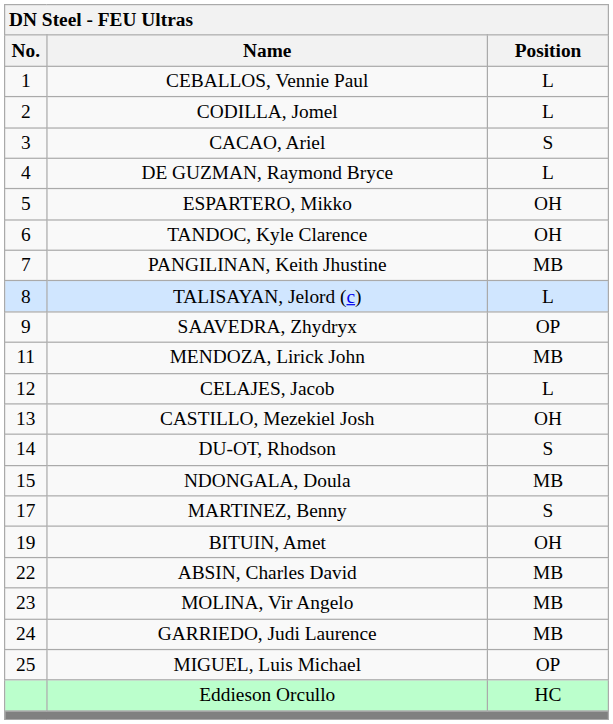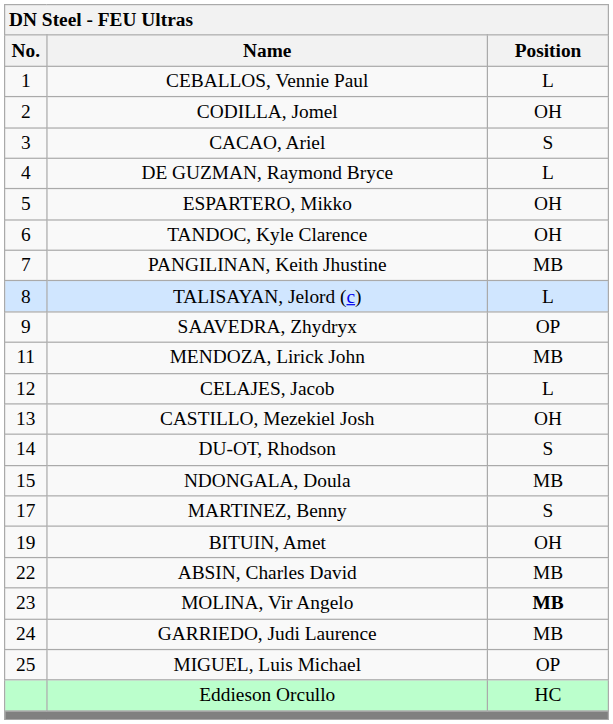(548, 111) L -> (548, 111) OH
(548, 603) normal -> (548, 603) bold
